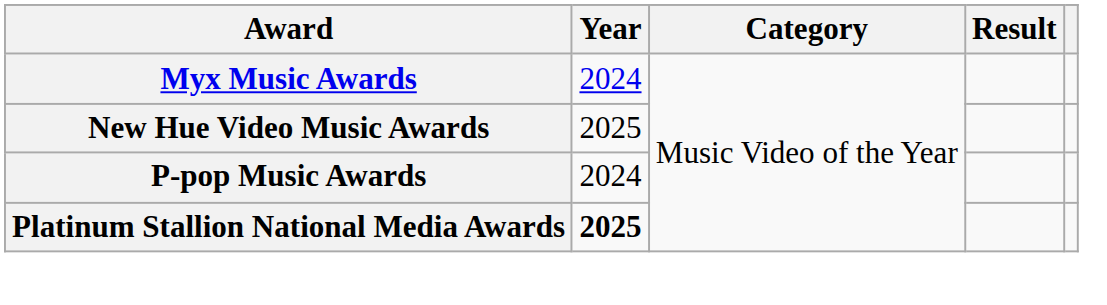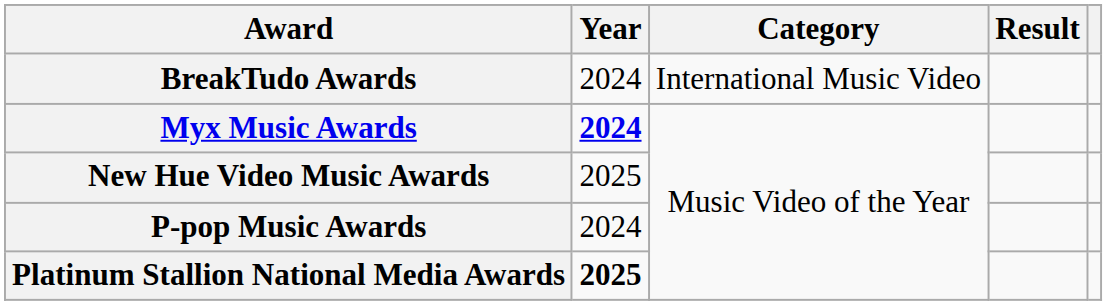+ row: (289, 78)
(610, 78) normal -> (610, 127) bold
